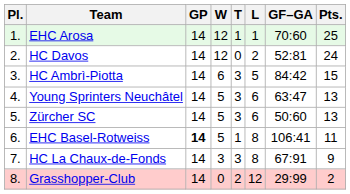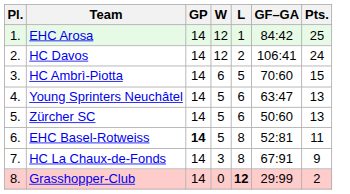- column: (238, 14)
(291, 35) 70:60 -> (277, 35) 84:42
(291, 55) 52:81 -> (277, 55) 106:41
(291, 76) 84:42 -> (277, 76) 70:60
(291, 138) 106:41 -> (277, 138) 52:81
(255, 179) normal -> (241, 179) bold
